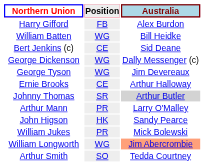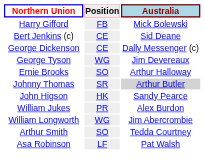(161, 24) Alex Burdon -> (161, 24) Mick Bolewski
- row: (44, 36)
(102, 60) WG -> (102, 48) CE
(102, 84) CE -> (102, 72) SO
- row: (44, 108)
(161, 132) Mick Bolewski -> (161, 108) Alex Burdon
(161, 144) lightsalmon background -> (161, 120) no background
+ row: (44, 144)
